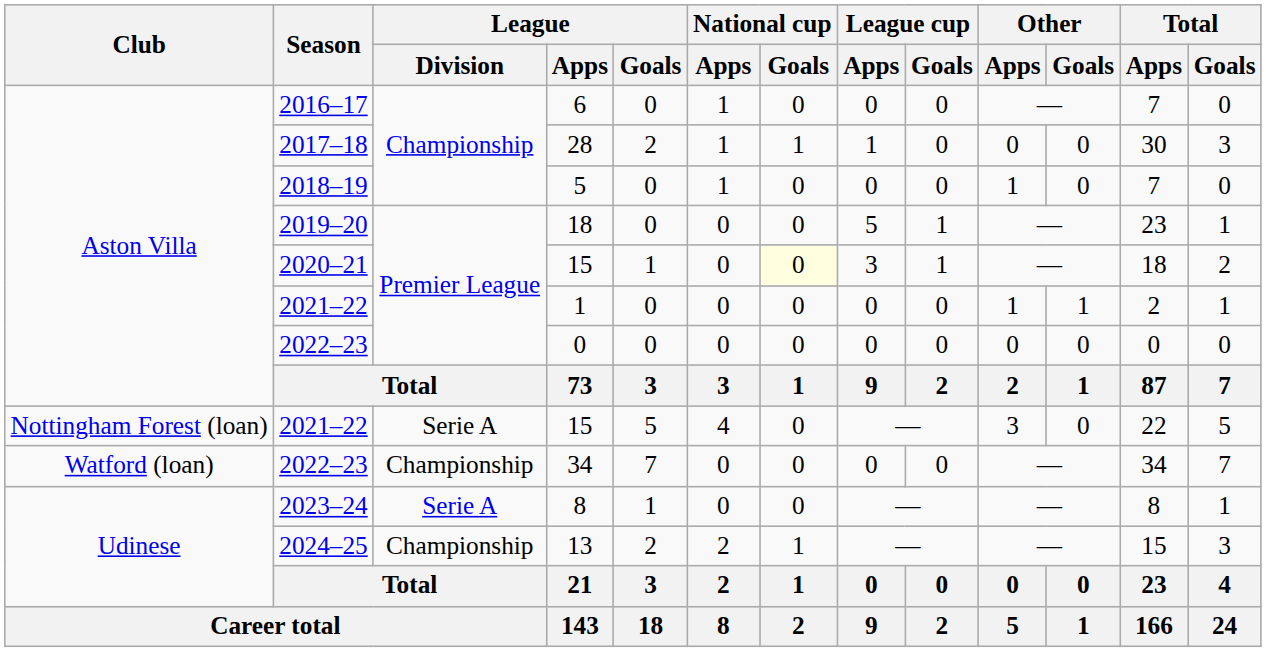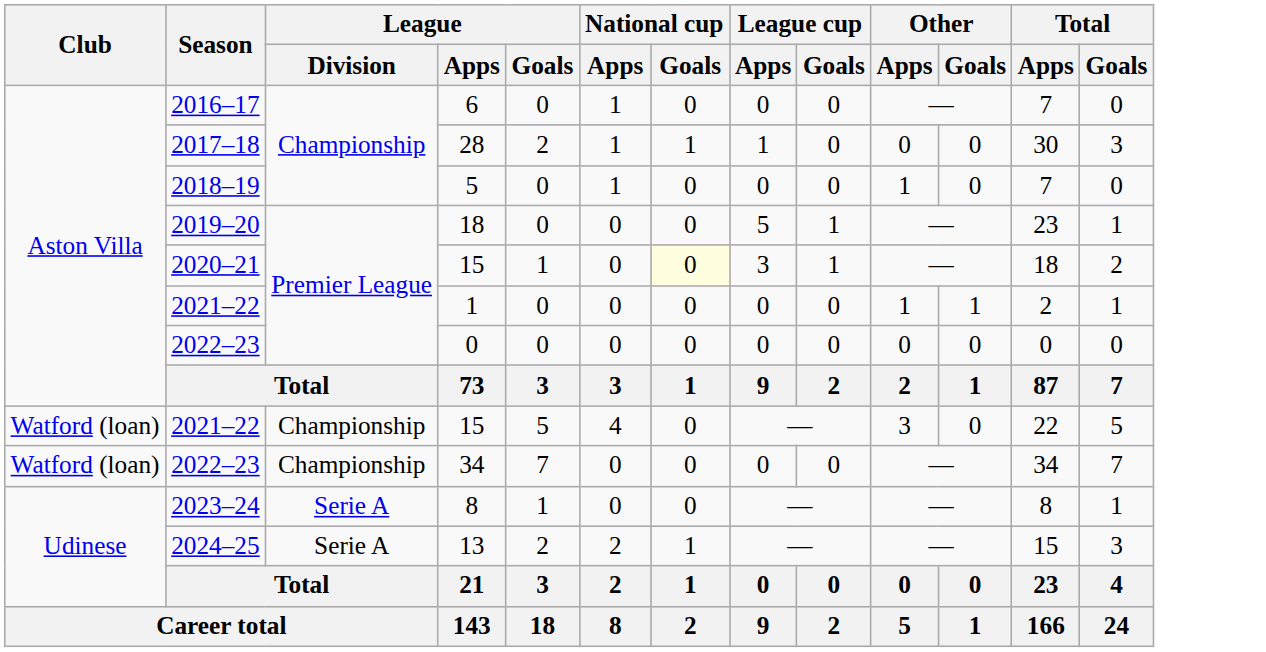(139, 425) Nottingham Forest (loan) -> (85, 425) Watford (loan)
(460, 425) Serie A -> (352, 425) Championship
(460, 545) Championship -> (352, 545) Serie A
